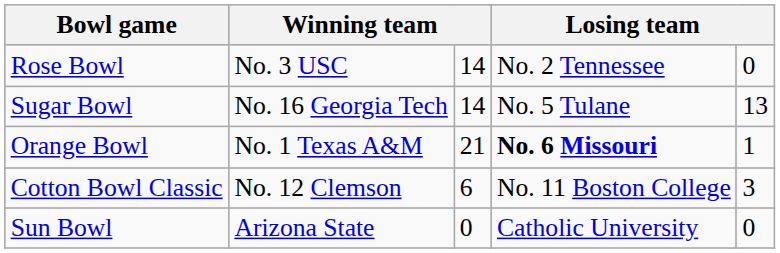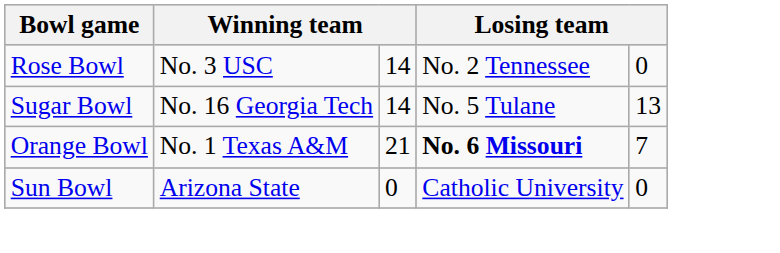(749, 146) 1 -> (642, 146) 7
- row: (117, 187)
